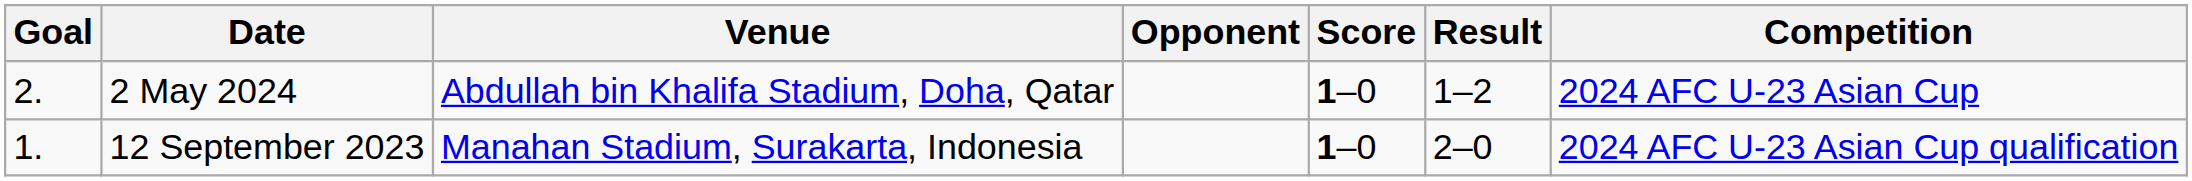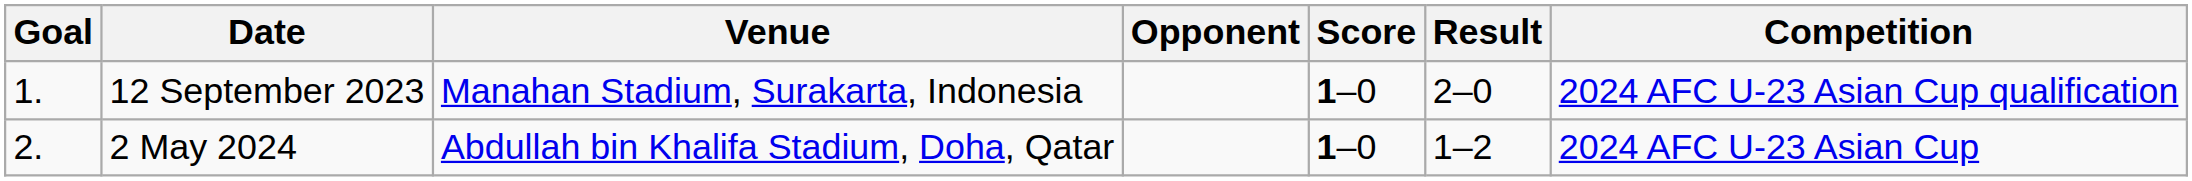rows swapped: (267, 146) <-> (203, 89)
